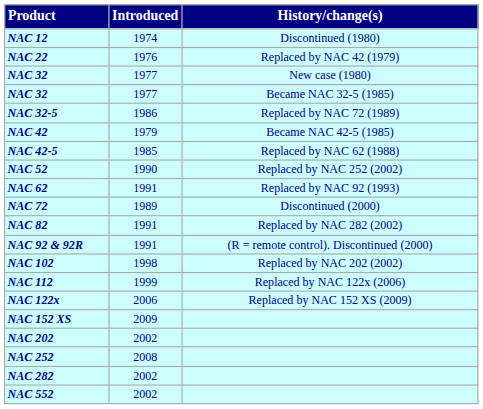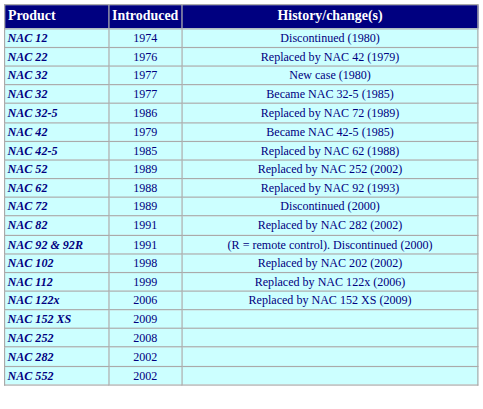(145, 170) 1990 -> (145, 170) 1989
(145, 188) 1991 -> (145, 188) 1988
- row: (31, 338)
